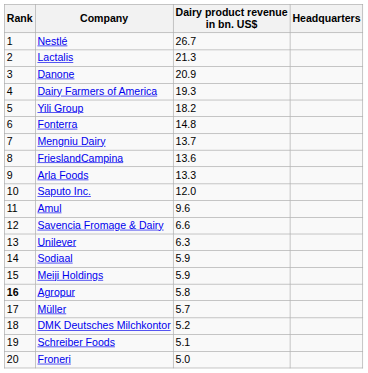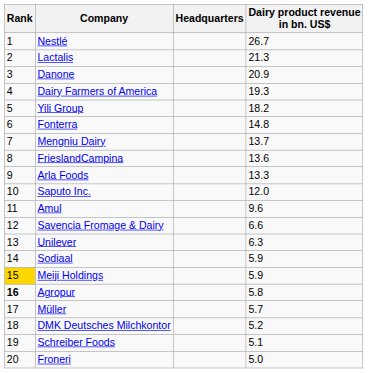columns swapped: (327, 18) <-> (232, 18)
(13, 275) no background -> (13, 275) gold background
